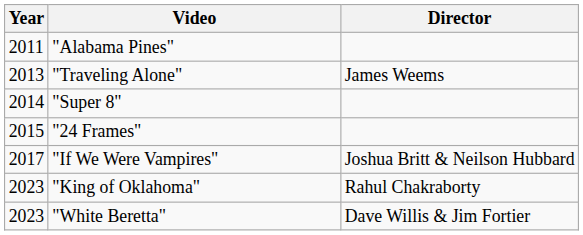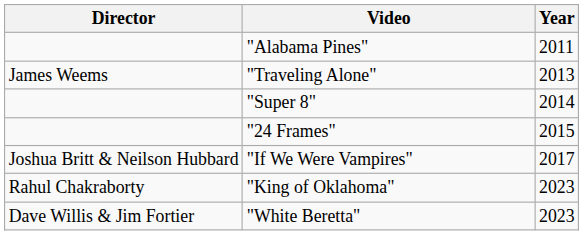columns swapped: (26, 18) <-> (460, 18)
